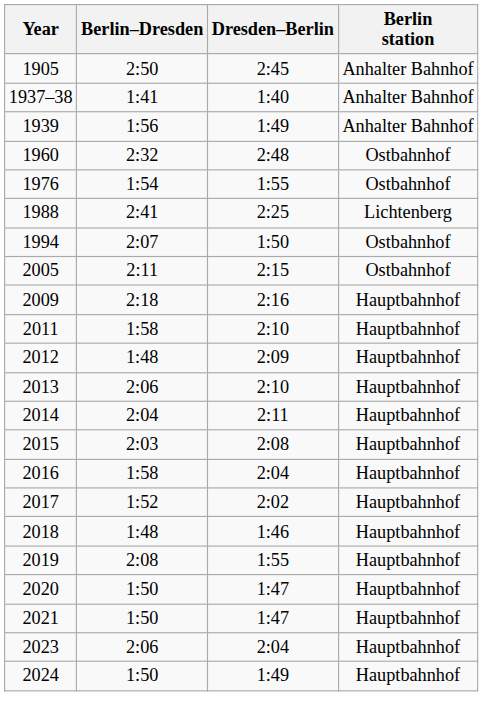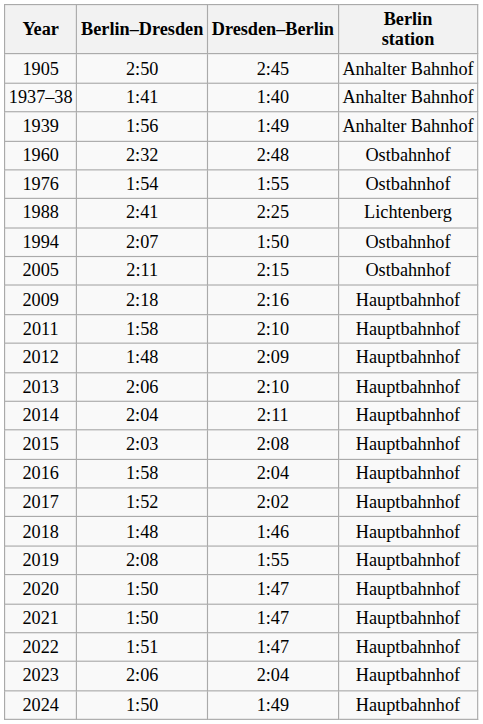+ row: (41, 646)
